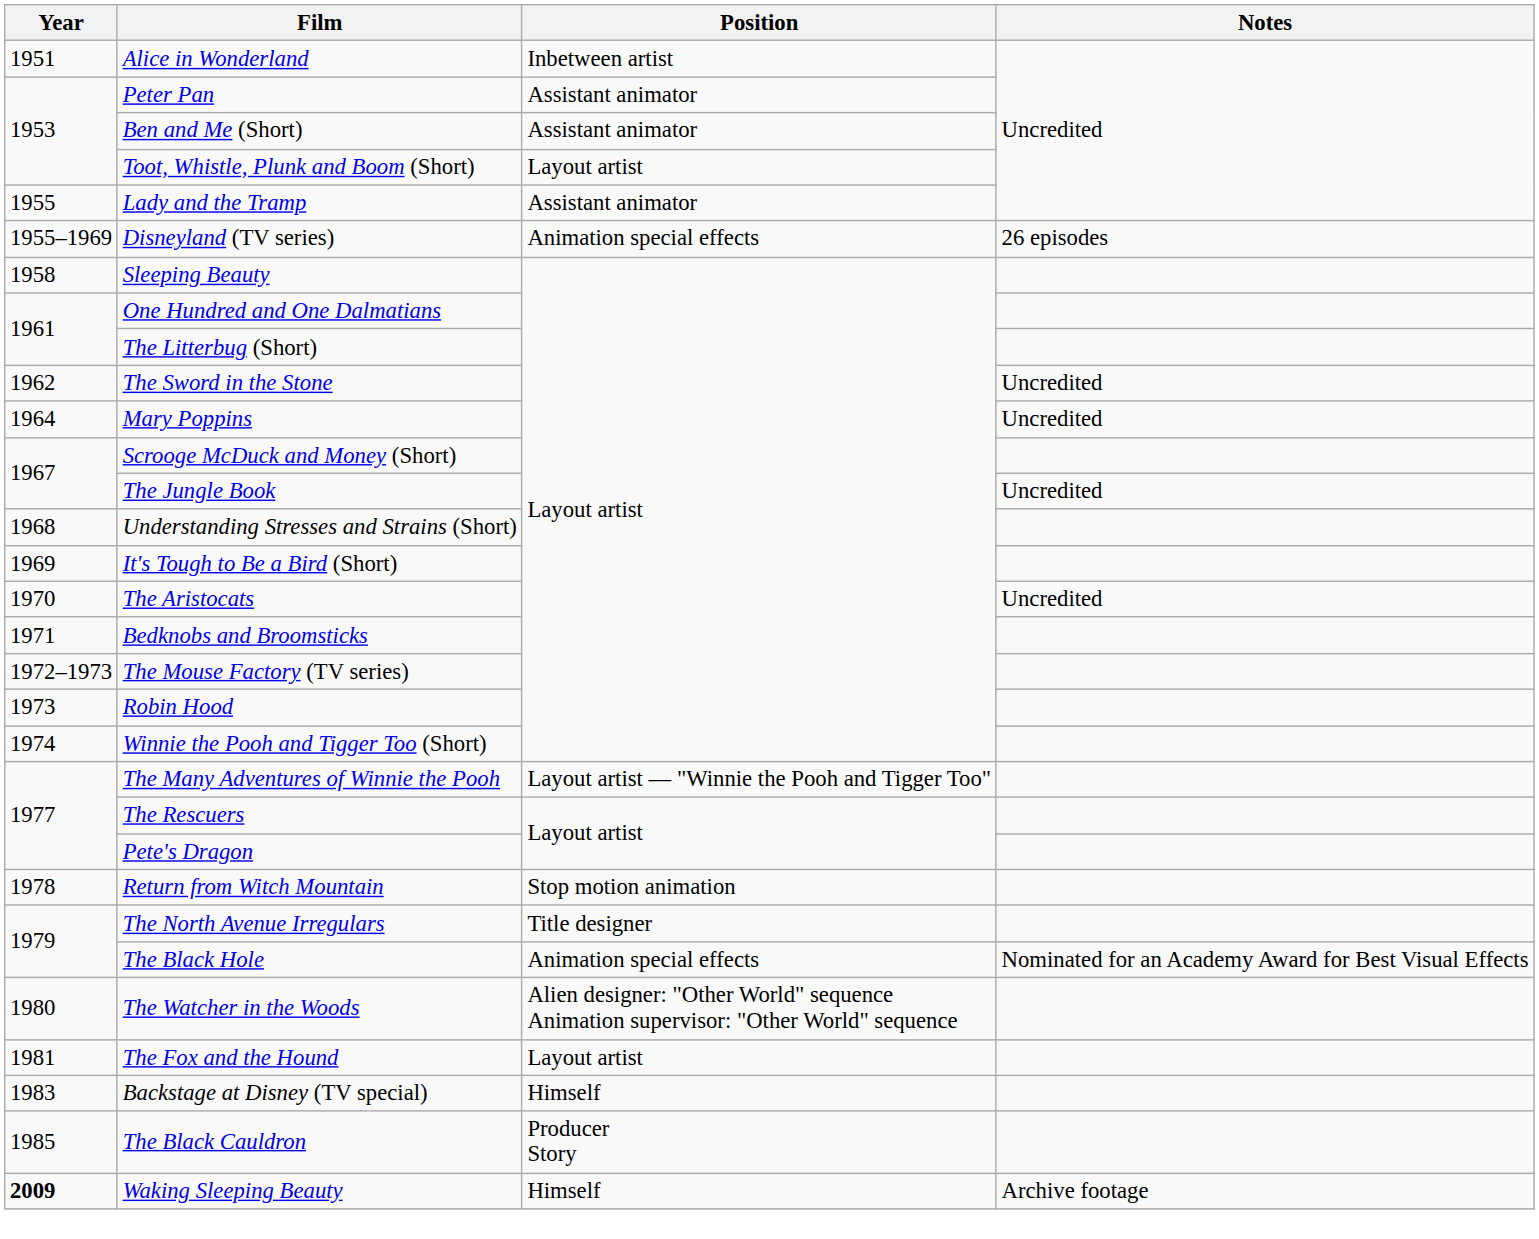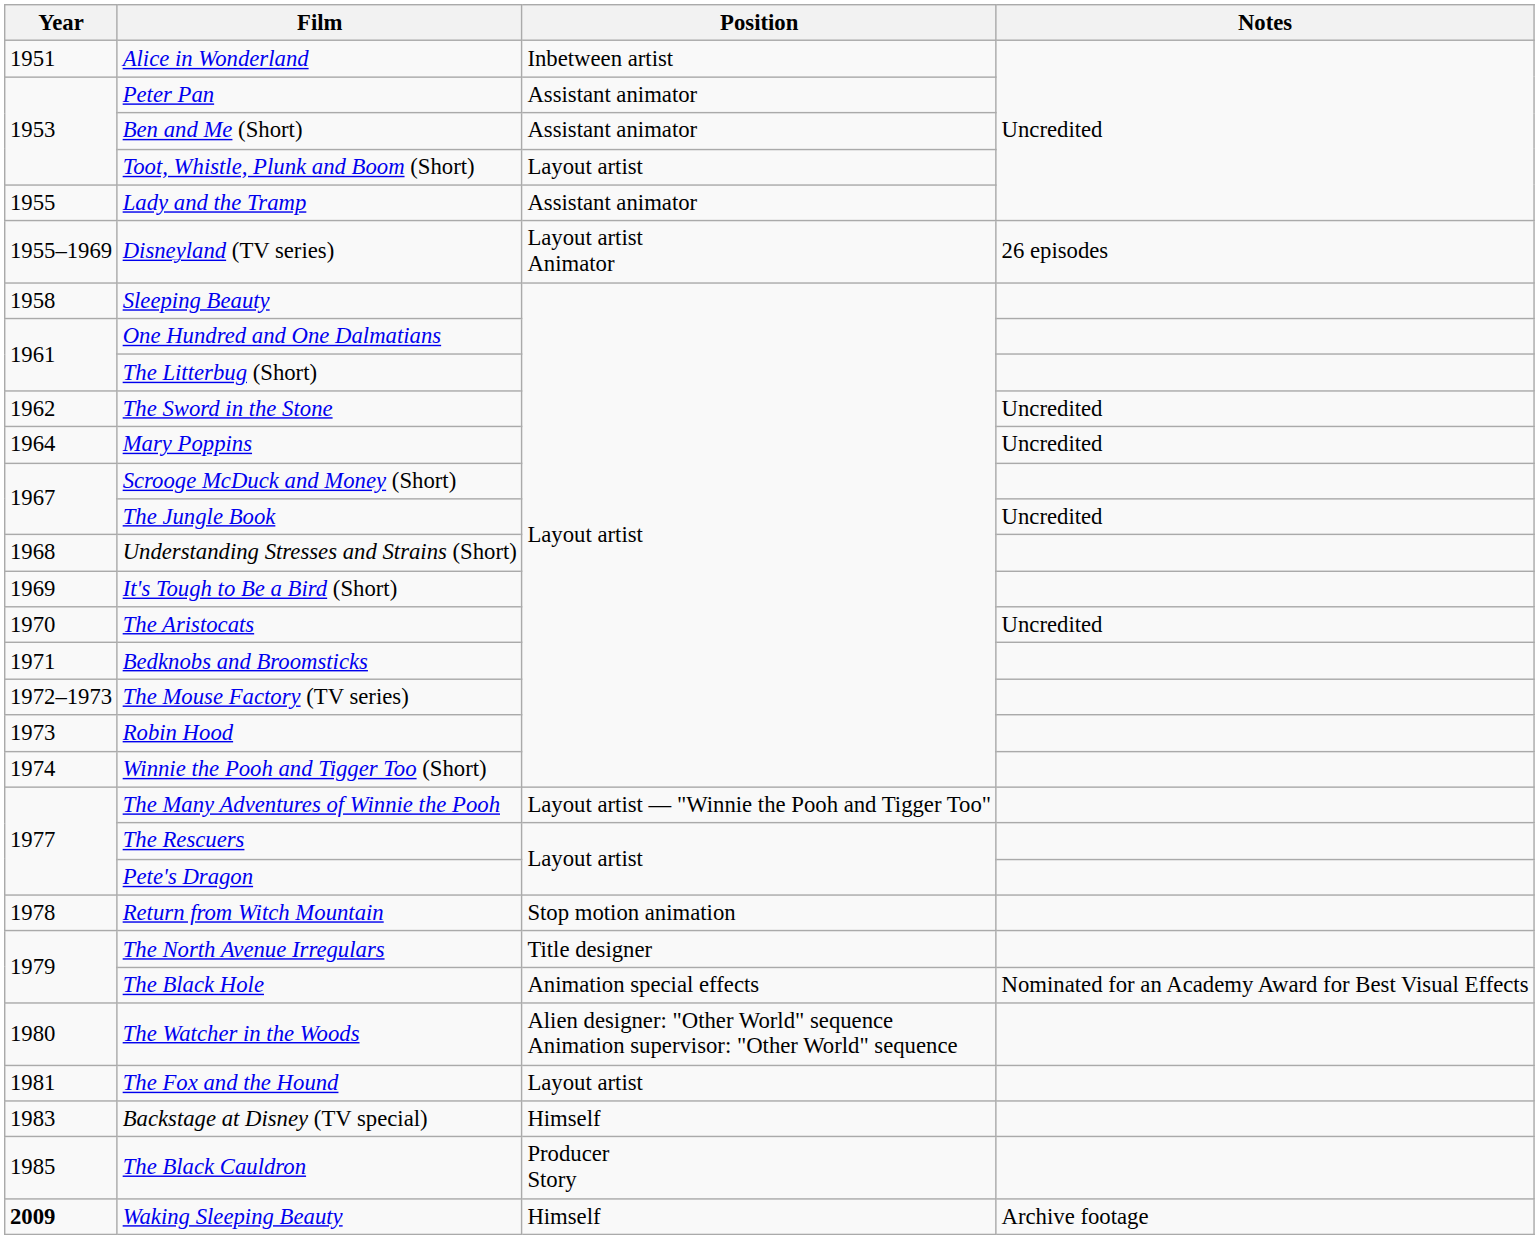(643, 238) Animation special effects -> (585, 251) Layout artist Animator
